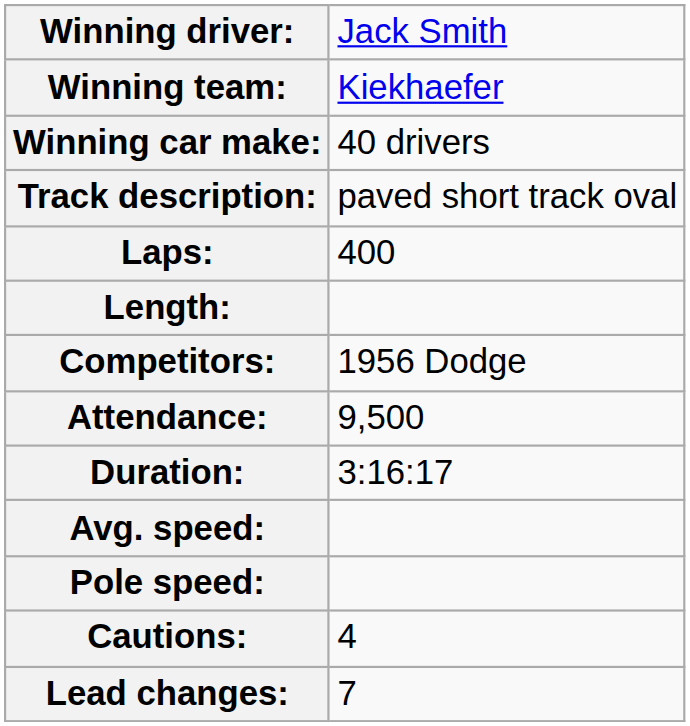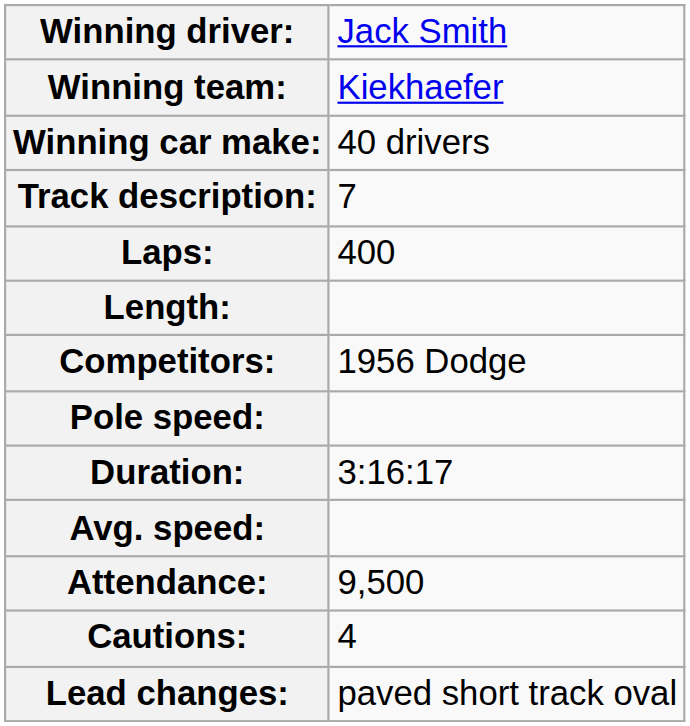(507, 197) paved short track oval -> (347, 197) 7
rows swapped: (167, 417) <-> (167, 582)
(347, 692) 7 -> (507, 692) paved short track oval
